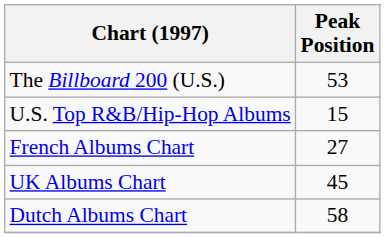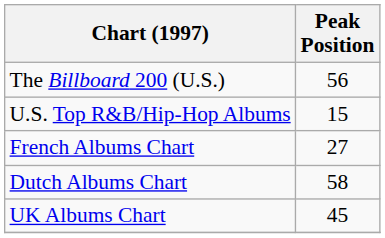(337, 79) 53 -> (337, 79) 56
rows swapped: (98, 215) <-> (88, 181)
